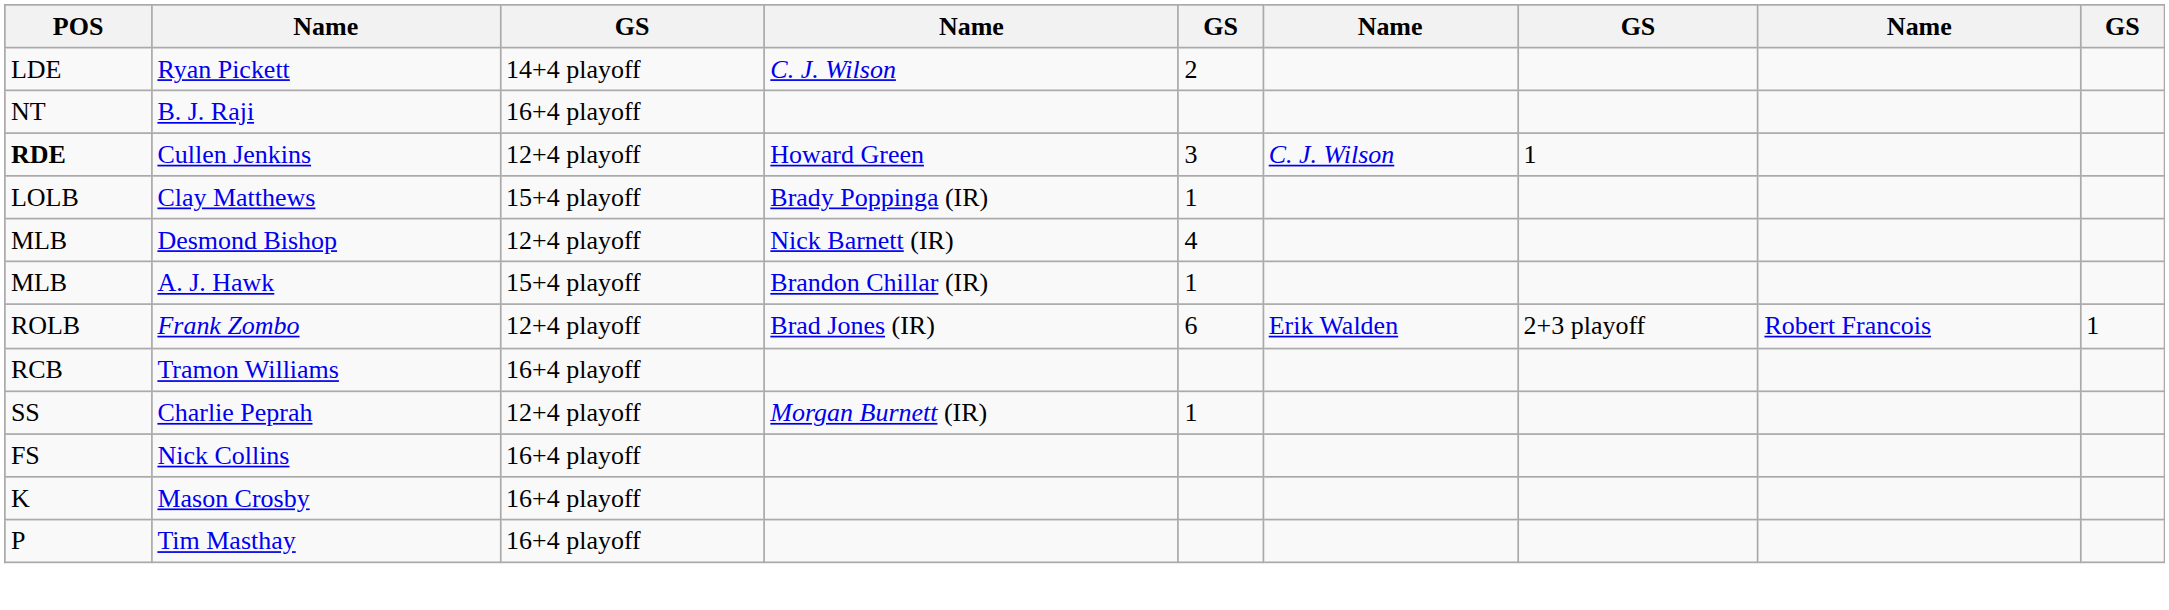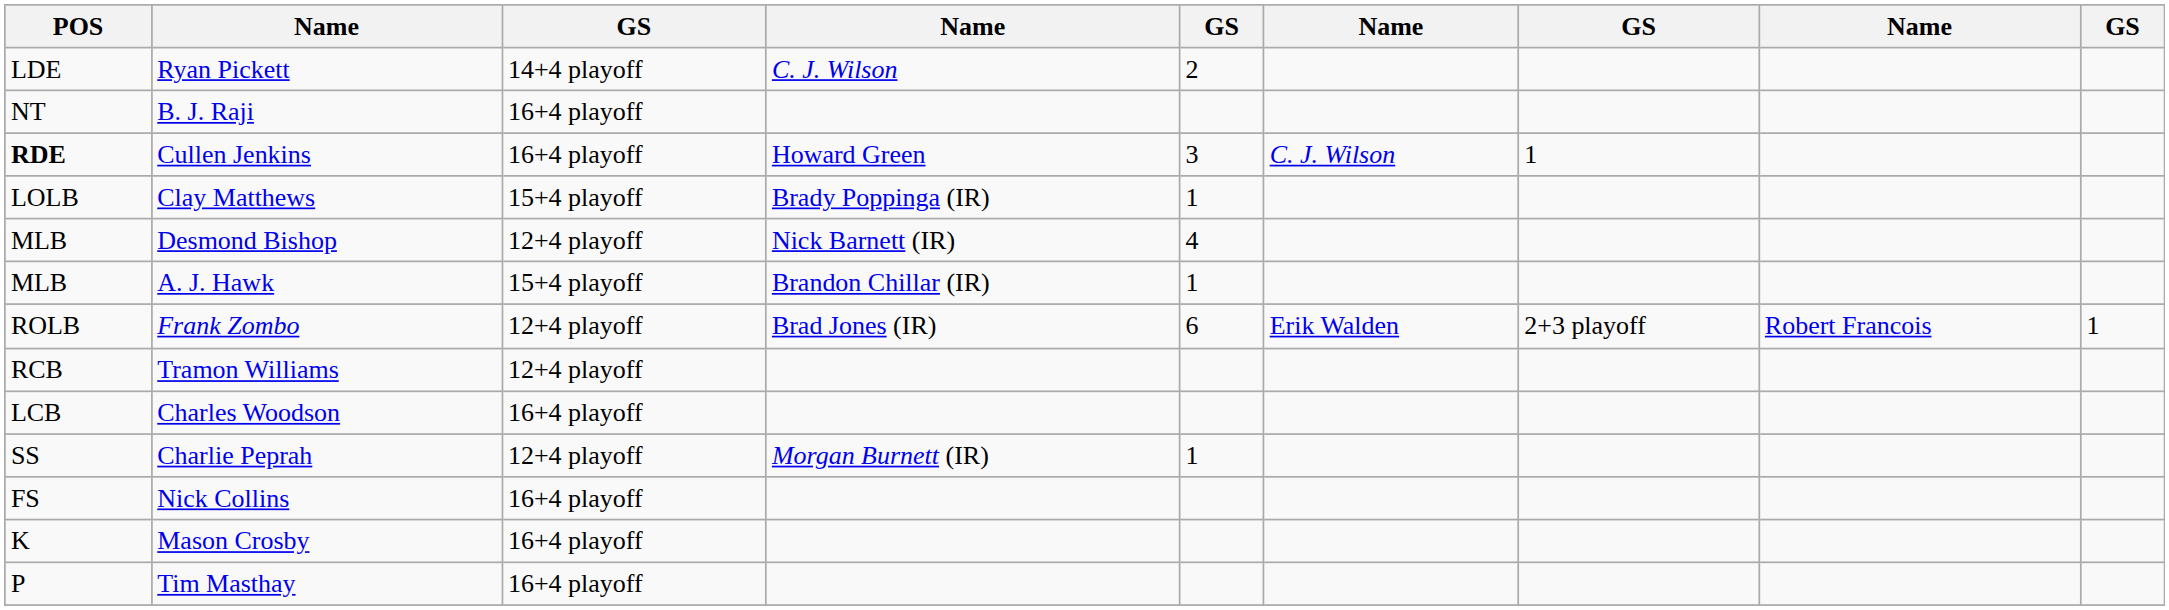(573, 154) 12+4 playoff -> (575, 154) 16+4 playoff
(573, 368) 16+4 playoff -> (575, 368) 12+4 playoff
+ row: (249, 411)
